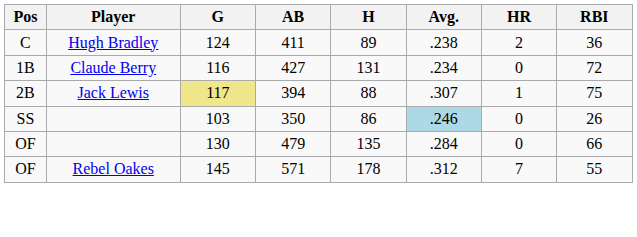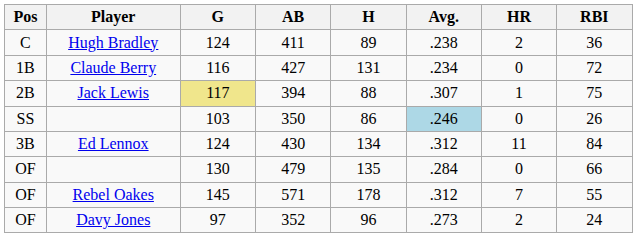+ row: (293, 144)
+ row: (293, 220)
